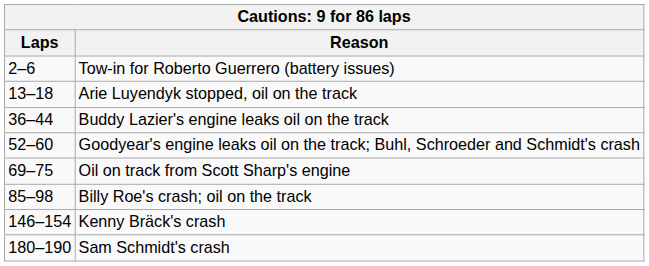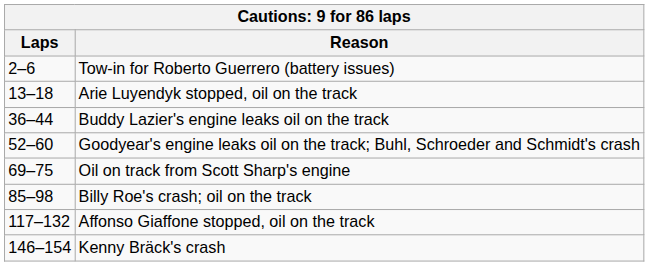+ row: (227, 222)
- row: (154, 247)
